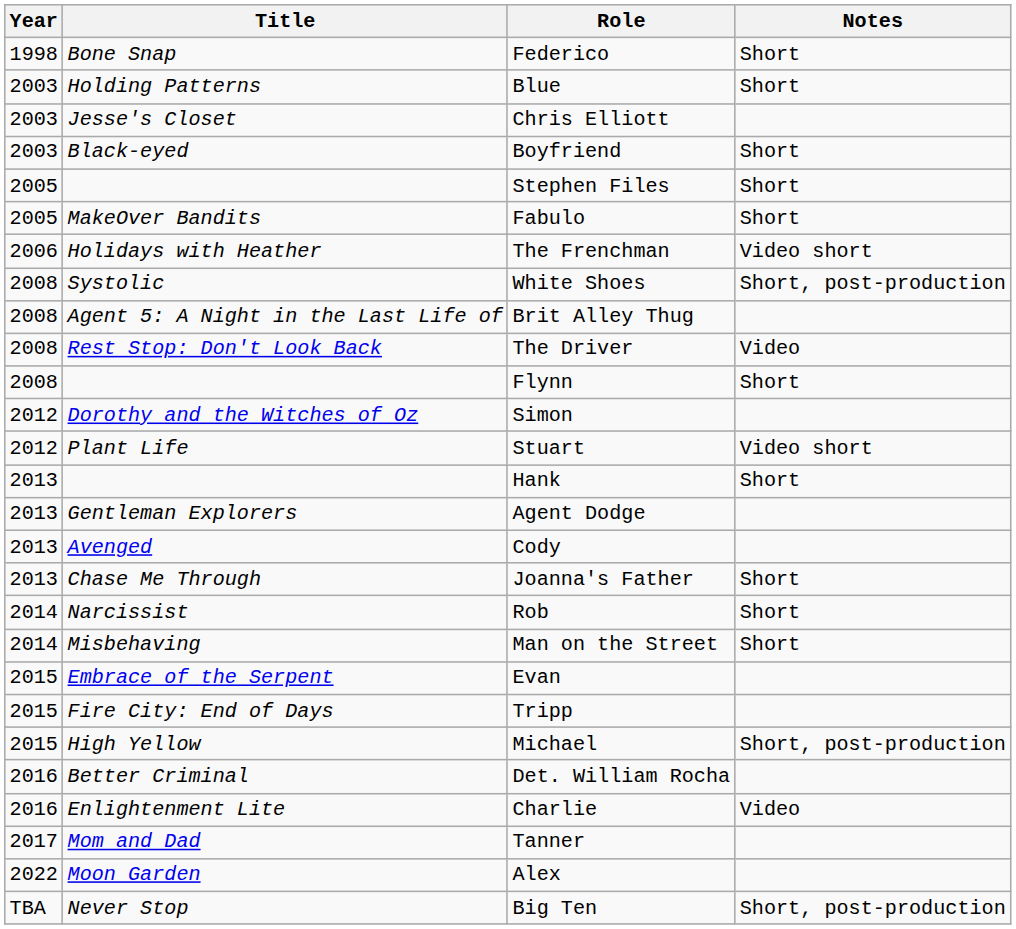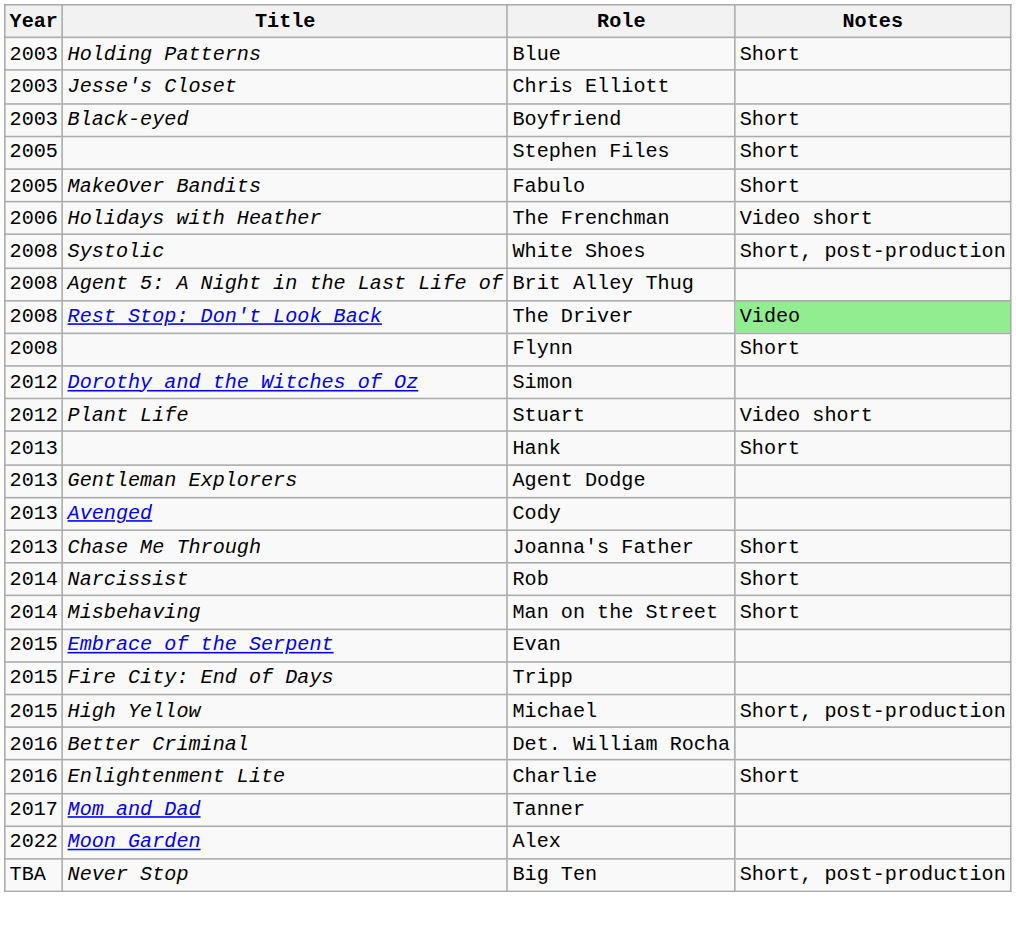- row: (561, 54)
(770, 350) no background -> (770, 317) lightgreen background
(770, 809) Video -> (770, 777) Short
